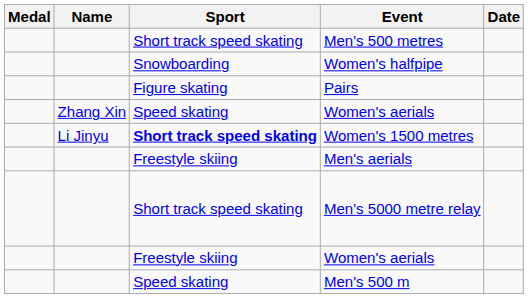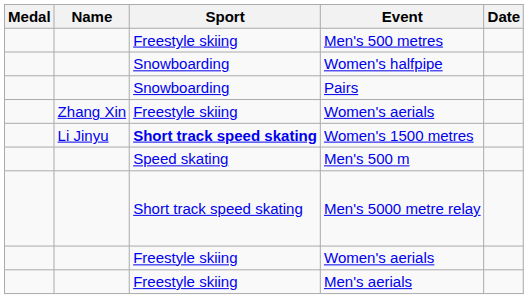(218, 40) Short track speed skating -> (185, 40) Freestyle skiing
(180, 88) Figure skating -> (181, 88) Snowboarding
(181, 112) Speed skating -> (185, 112) Freestyle skiing
rows swapped: (92, 160) <-> (92, 281)
